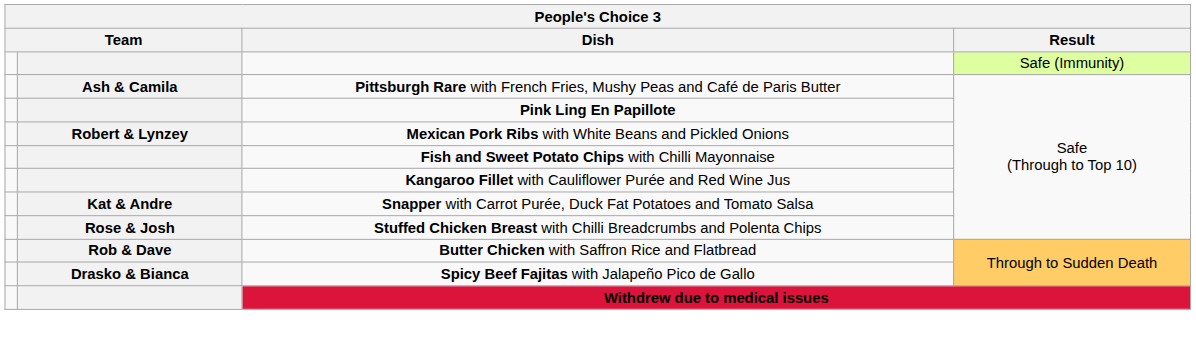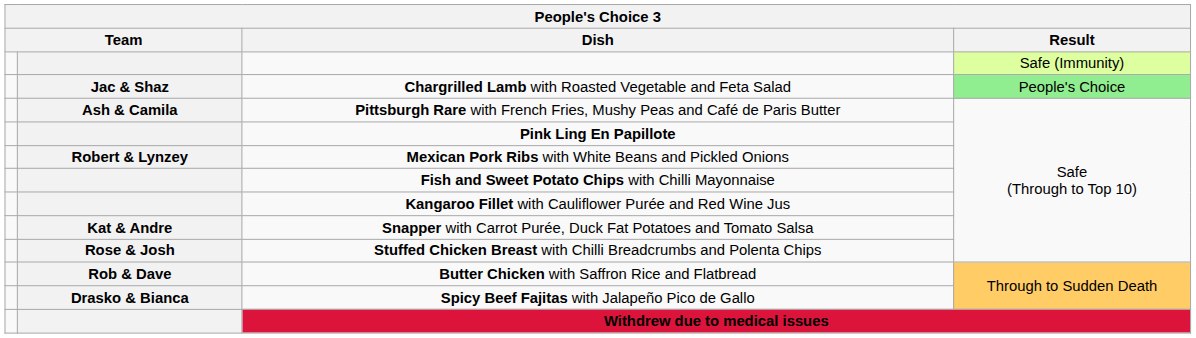+ row: (598, 87)
